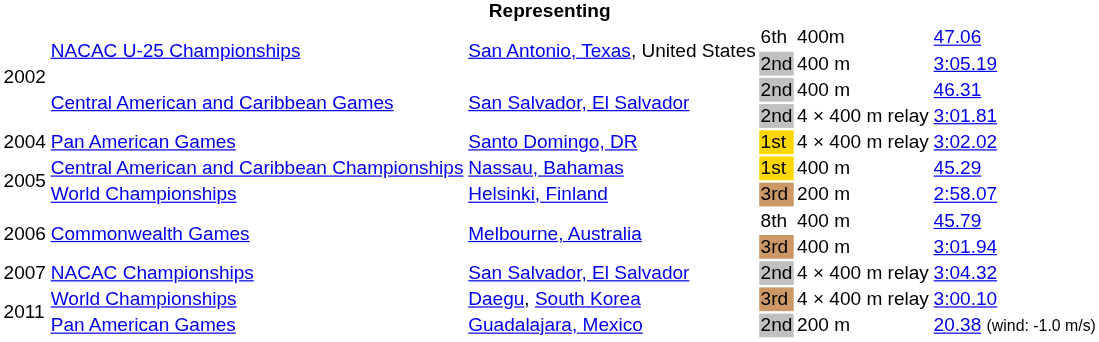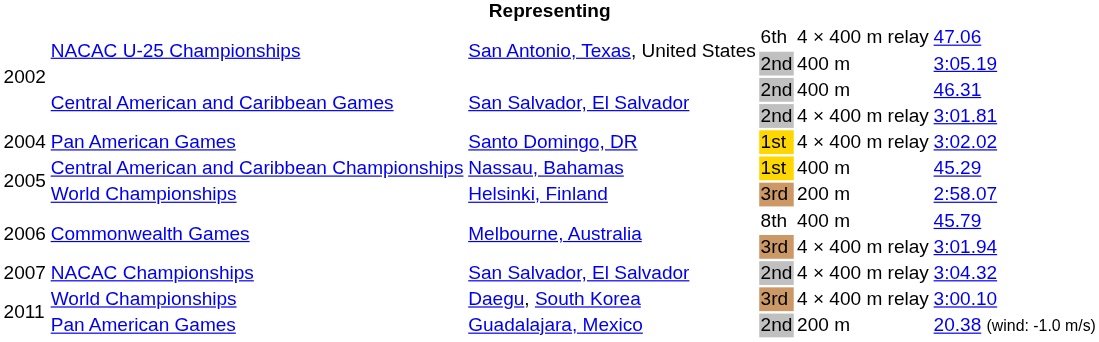(821, 37) 400m -> (863, 37) 4 × 400 m relay
(824, 246) 400 m -> (863, 246) 4 × 400 m relay
